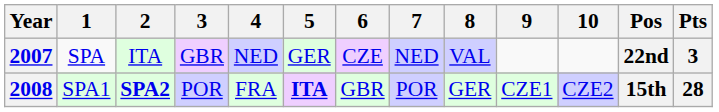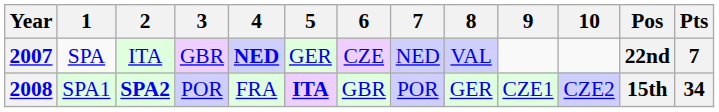(256, 55) normal -> (256, 55) bold
(693, 55) 3 -> (694, 55) 7
(693, 89) 28 -> (694, 89) 34
